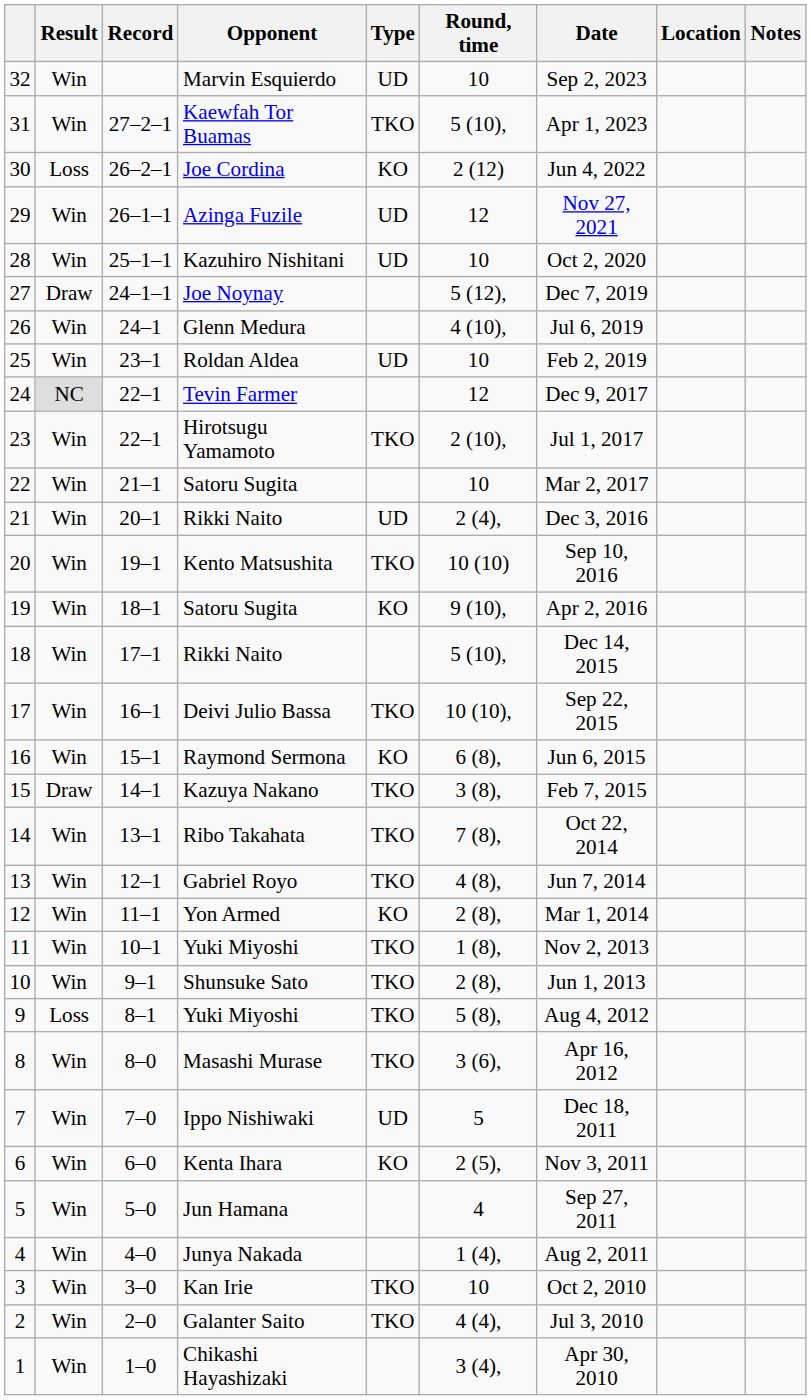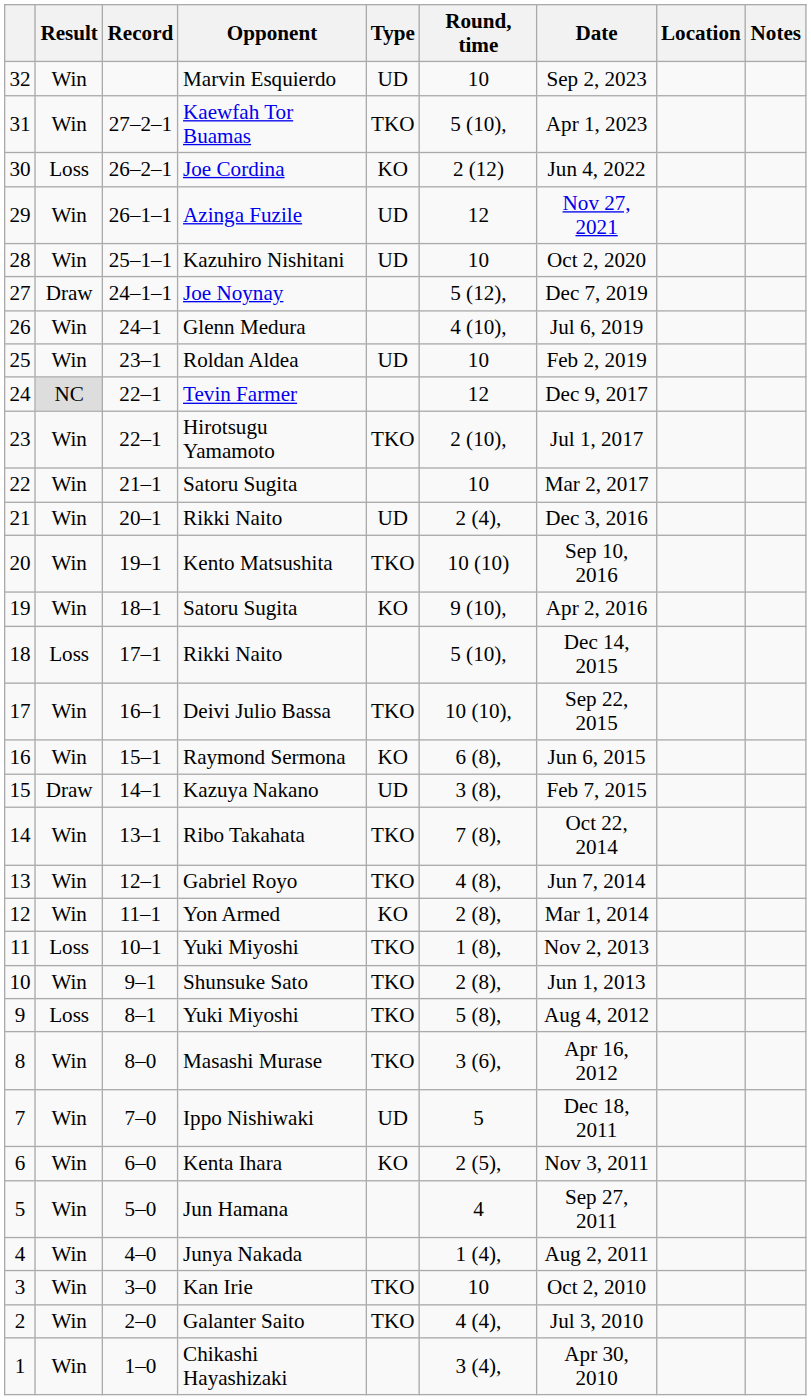(69, 654) Win -> (69, 654) Loss
(393, 790) TKO -> (393, 790) UD
(69, 948) Win -> (69, 948) Loss
